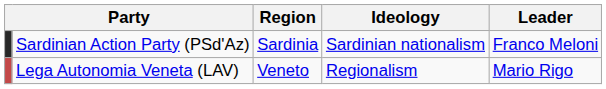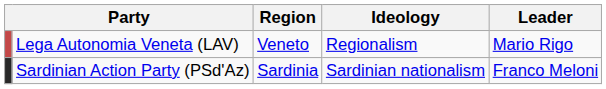rows swapped: (127, 70) <-> (133, 44)
